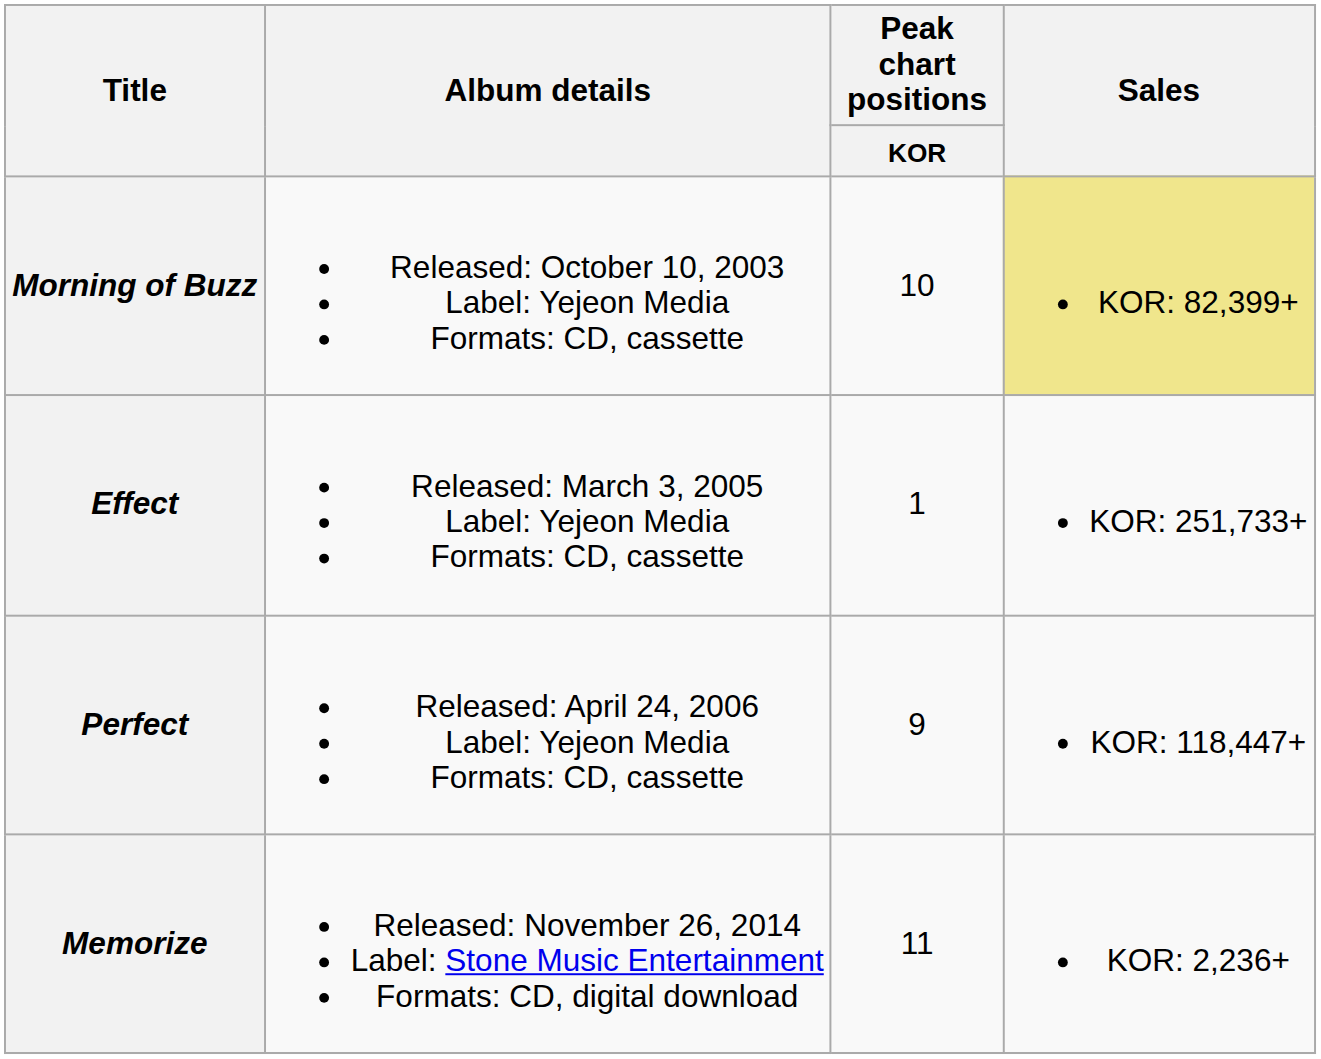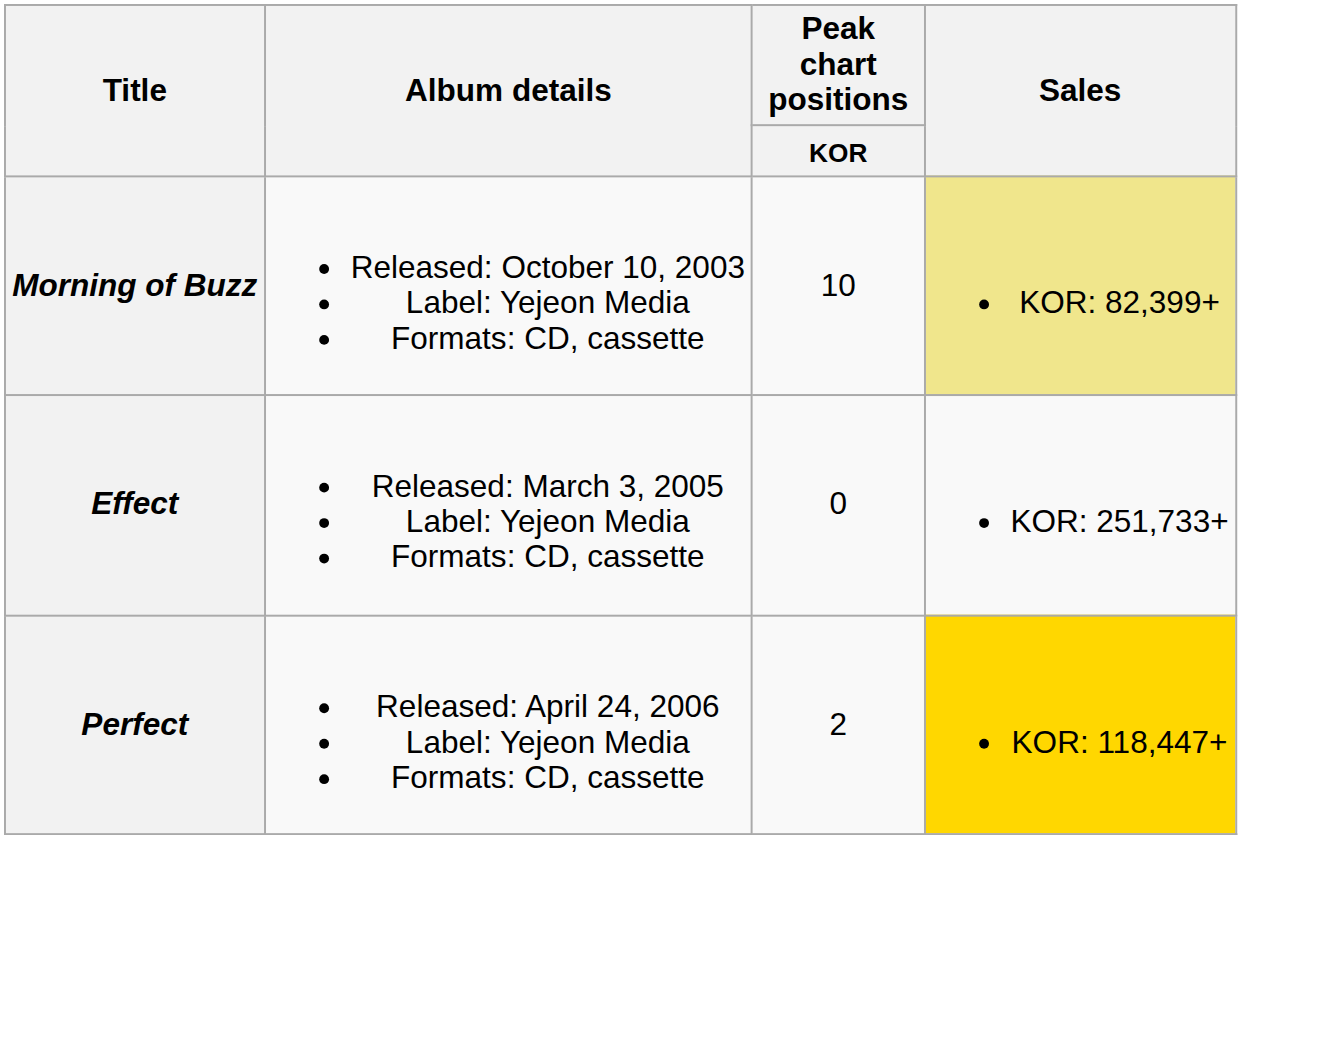(917, 504) 1 -> (838, 504) 0
(917, 723) 9 -> (838, 723) 2
(1159, 742) no background -> (1080, 742) gold background
- row: (135, 943)
